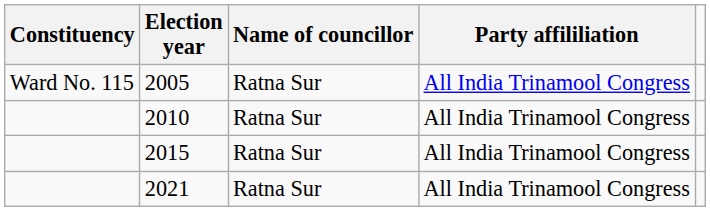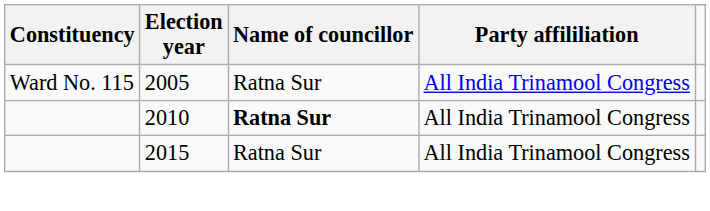(277, 117) normal -> (282, 117) bold
- row: (167, 188)
